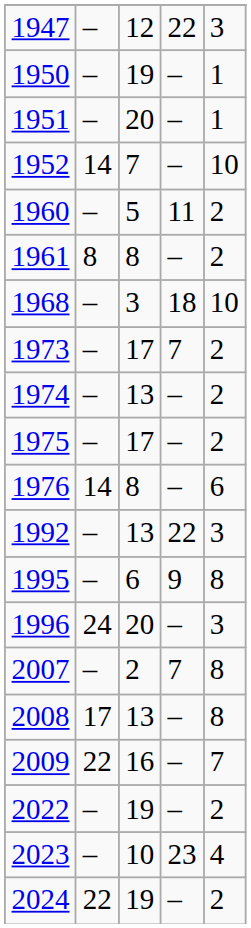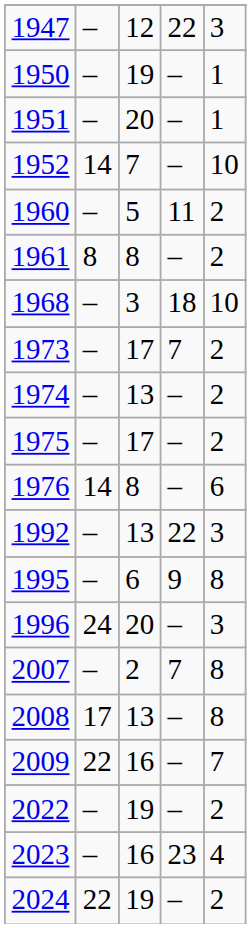(140, 854) 10 -> (140, 854) 16
